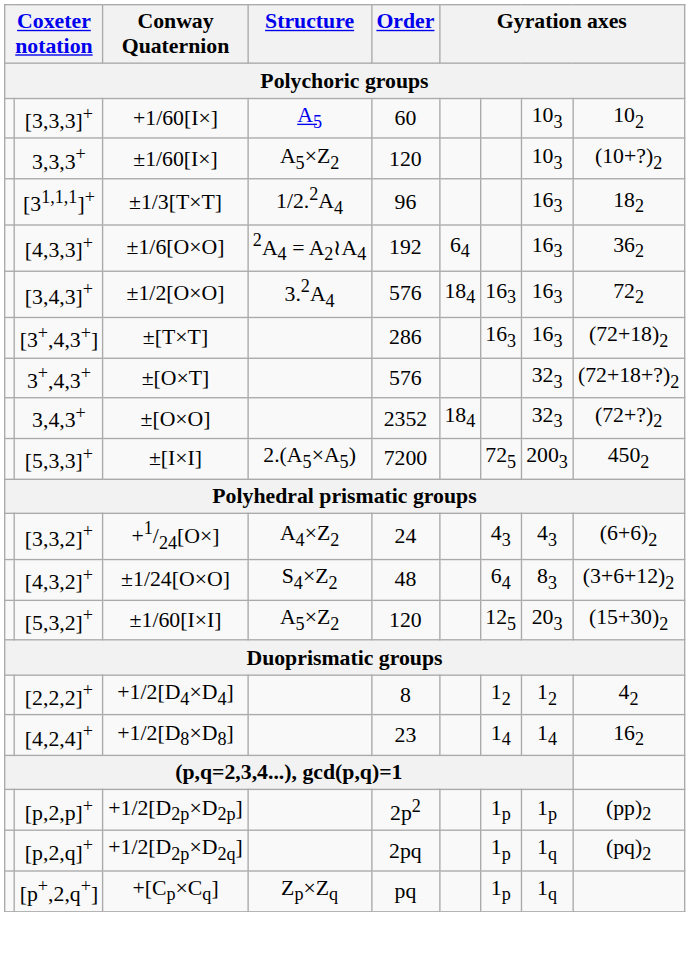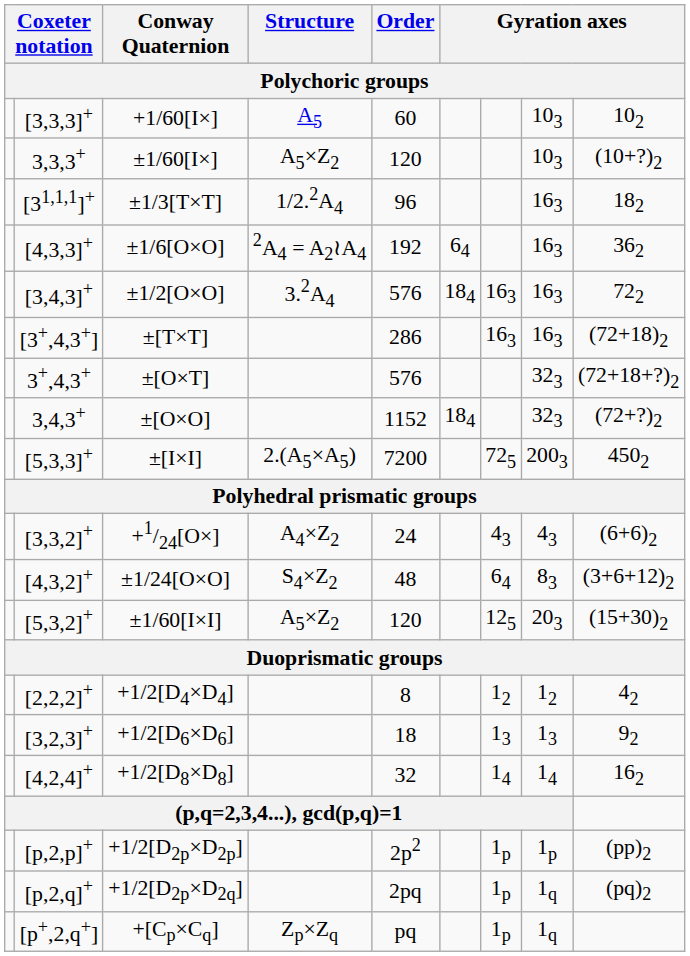(405, 418) 2352 -> (405, 418) 1152
+ row: (176, 735)
(405, 735) 23 -> (405, 775) 32
